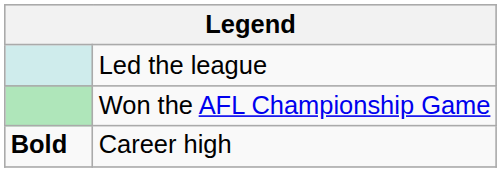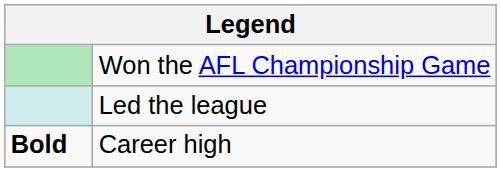rows swapped: (295, 105) <-> (183, 65)
